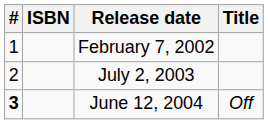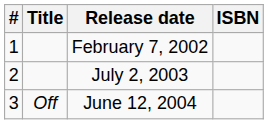columns swapped: (241, 18) <-> (48, 18)
(14, 103) bold -> (14, 103) normal
